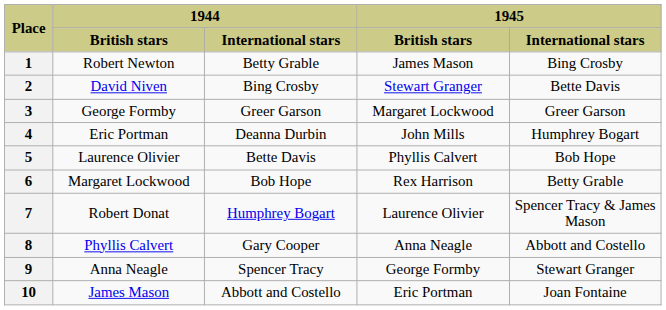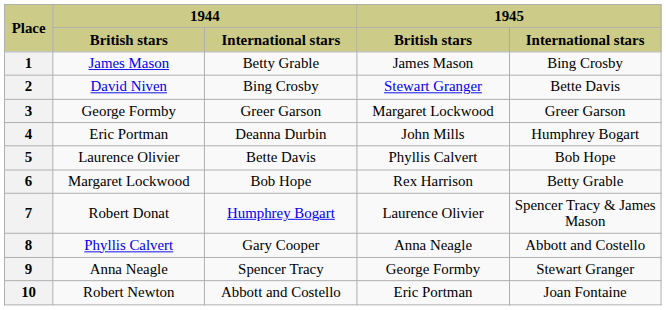(129, 63) Robert Newton -> (129, 63) James Mason
(129, 292) James Mason -> (129, 292) Robert Newton
